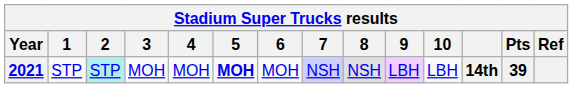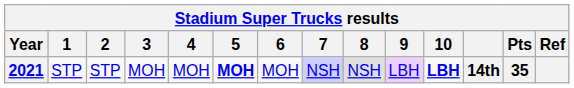(105, 70) paleturquoise background -> (105, 70) no background
(442, 70) normal -> (443, 70) bold
(518, 70) 39 -> (520, 70) 35
